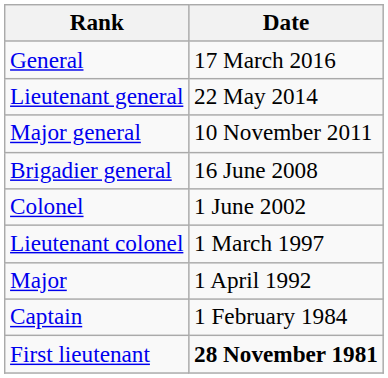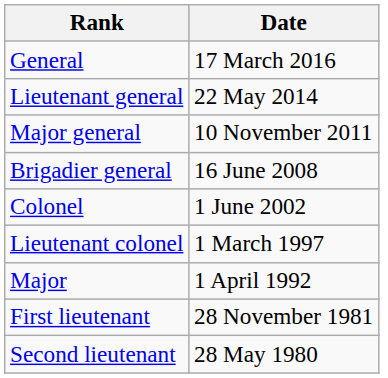- row: (46, 317)
(286, 354) bold -> (284, 317) normal
+ row: (93, 354)
